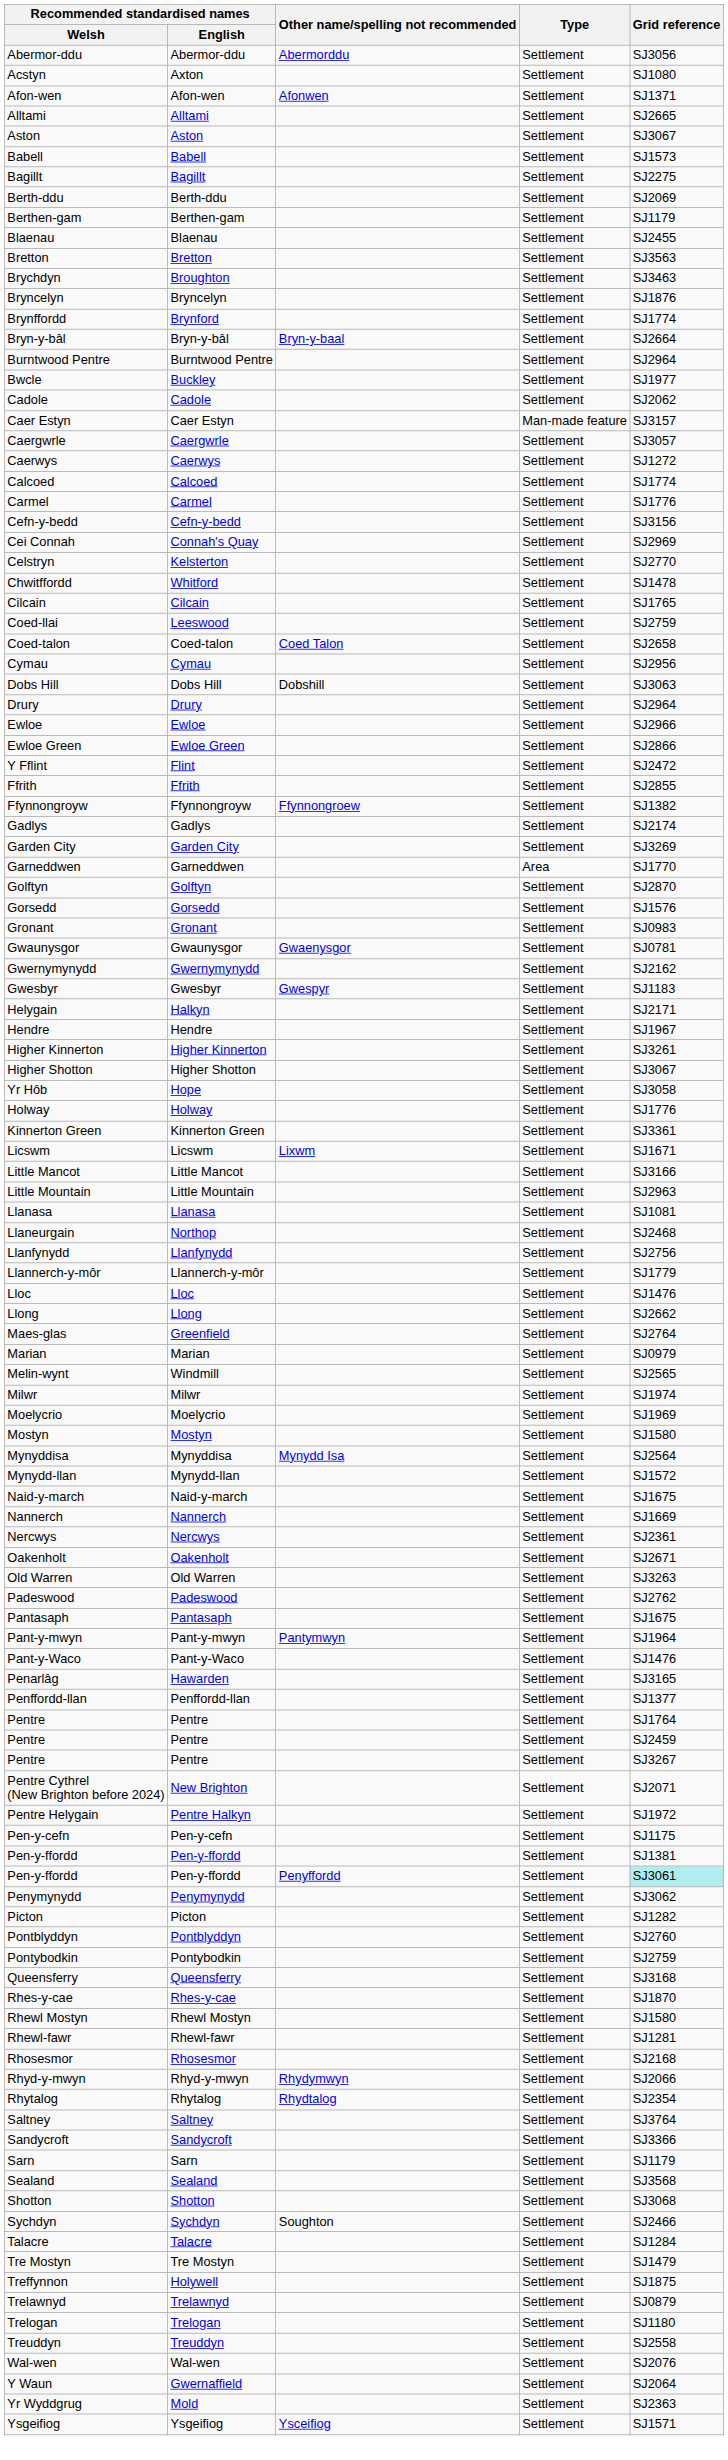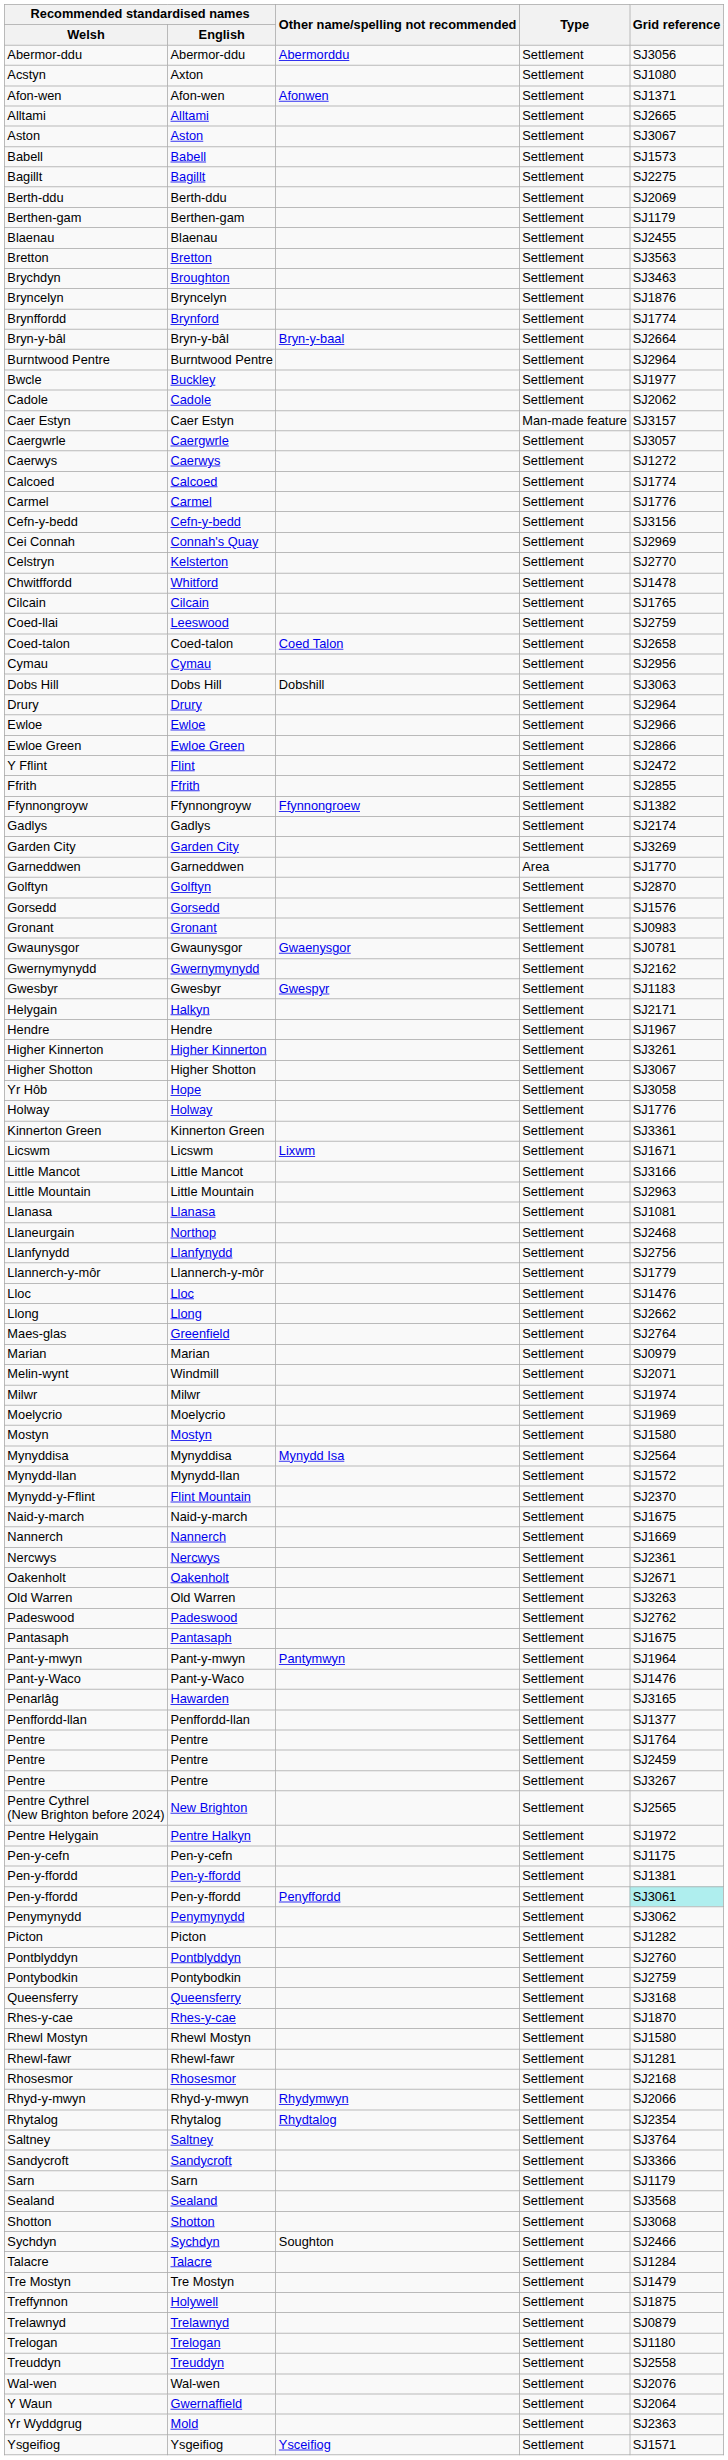(655, 1374) SJ2565 -> (655, 1374) SJ2071
+ row: (51, 1496)
(655, 1787) SJ2071 -> (655, 1808) SJ2565
